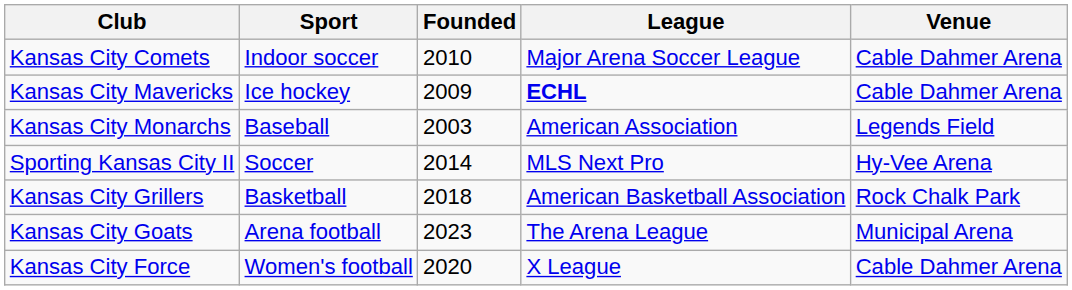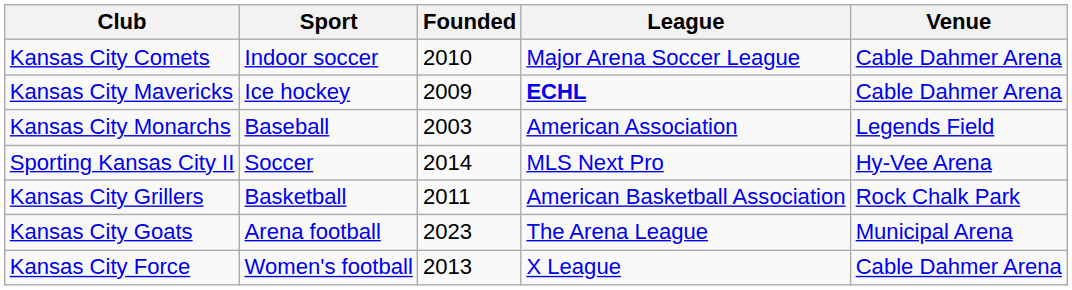(448, 197) 2018 -> (447, 197) 2011
(448, 267) 2020 -> (448, 267) 2013
